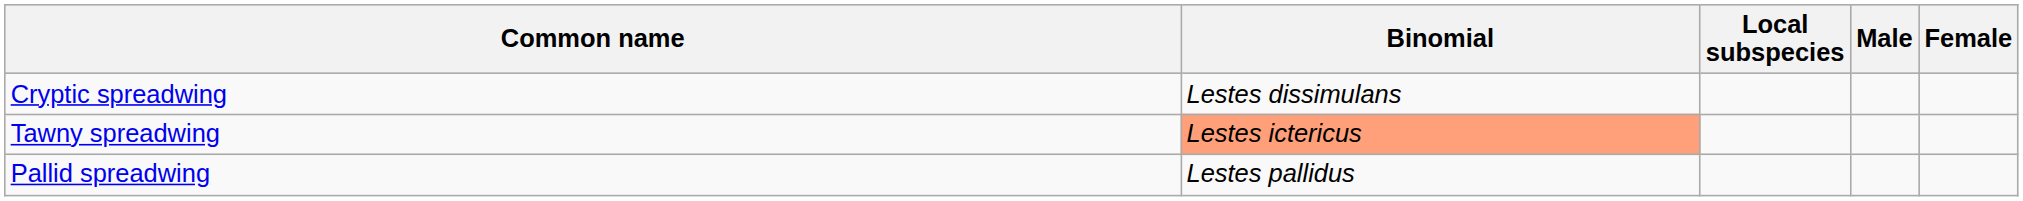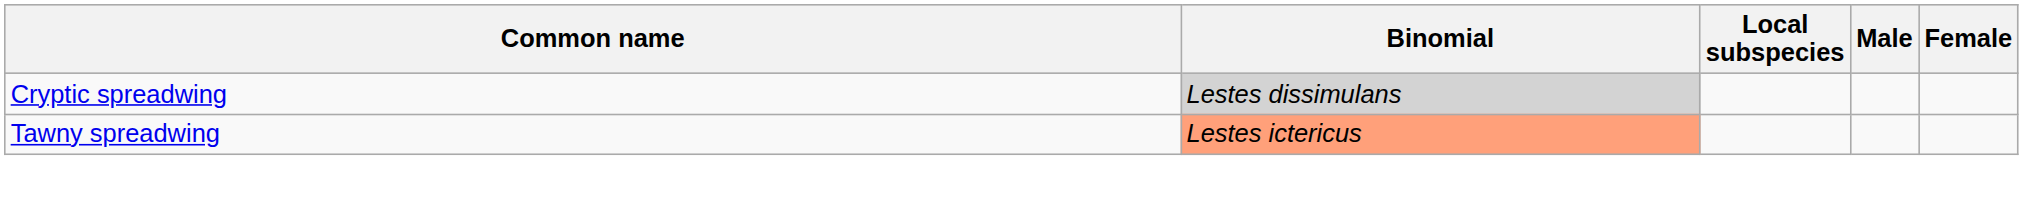(1294, 93) no background -> (1294, 93) lightgrey background
- row: (110, 174)
